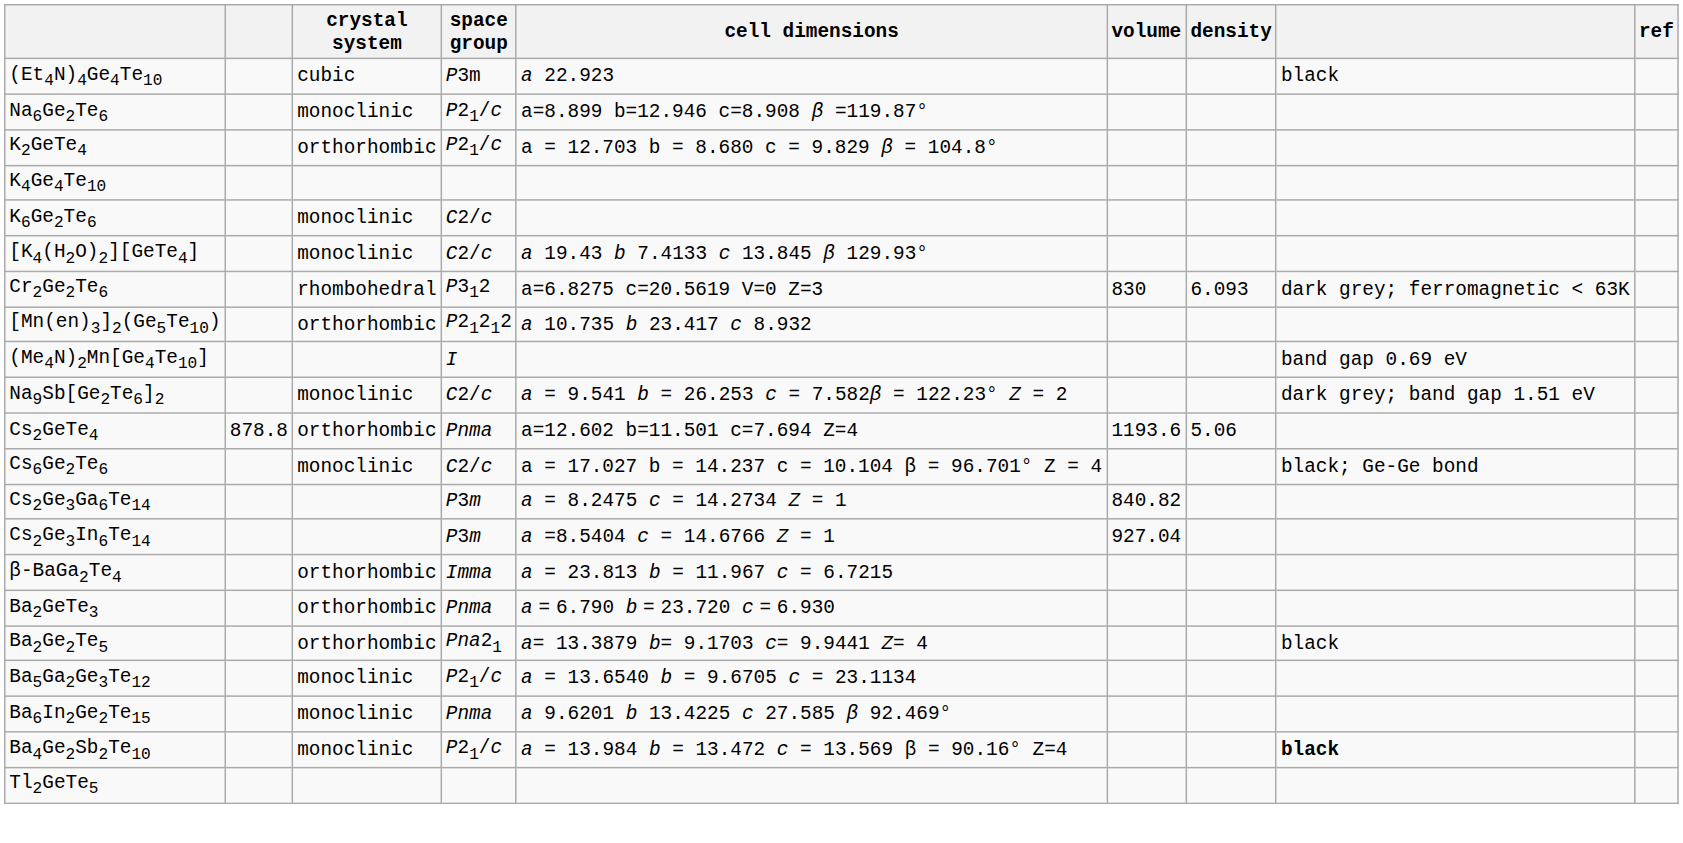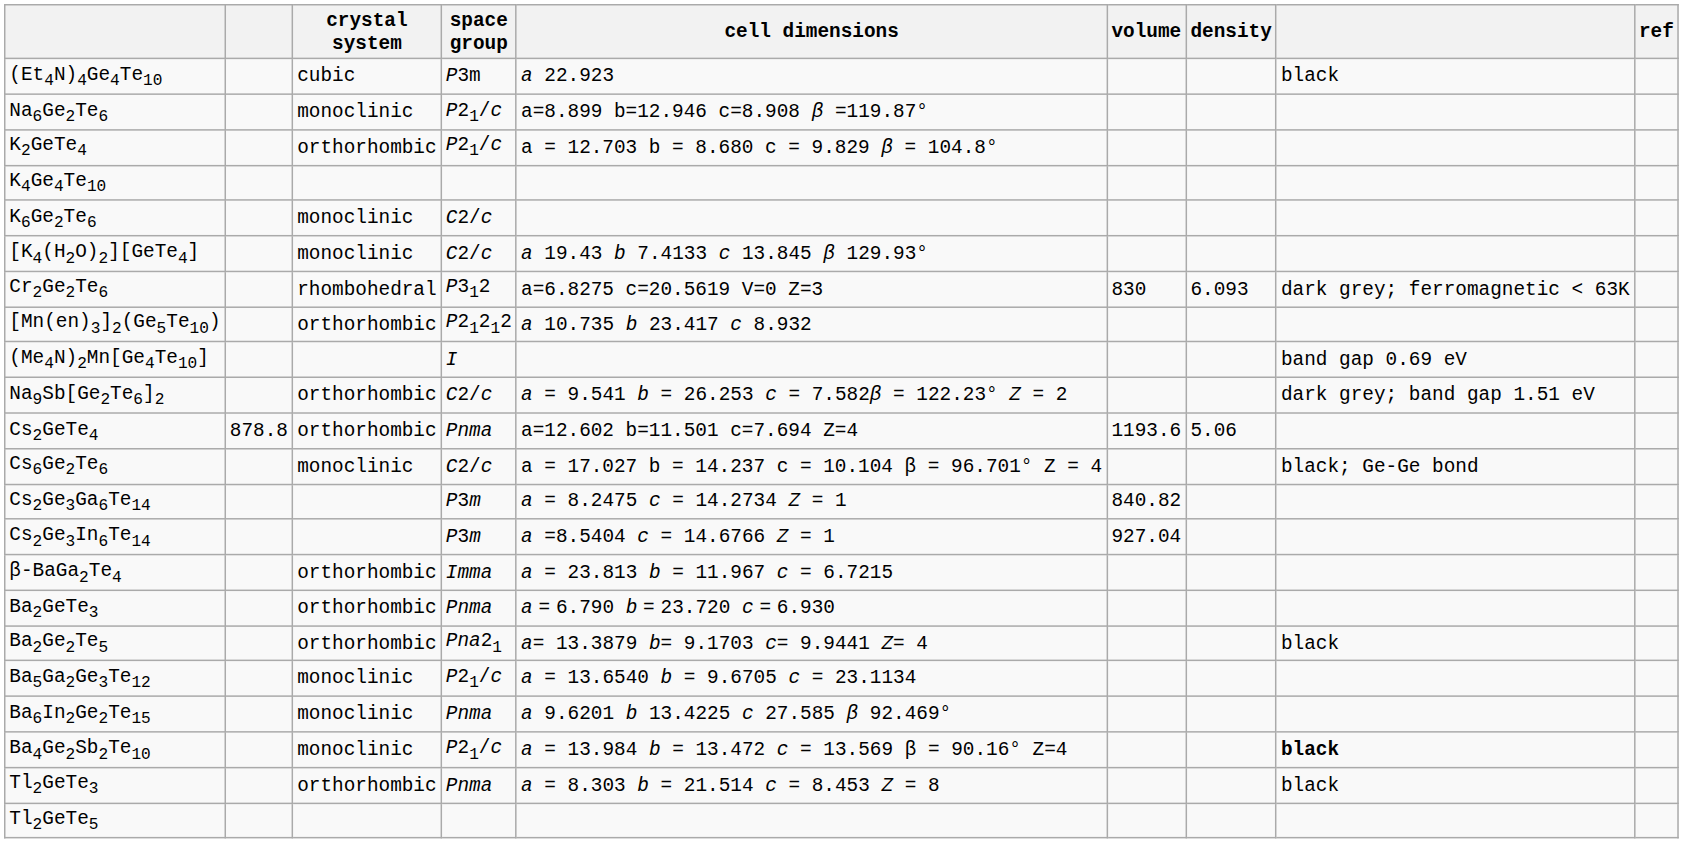(355, 395) monoclinic -> (367, 395) orthorhombic
+ row: (54, 785)
